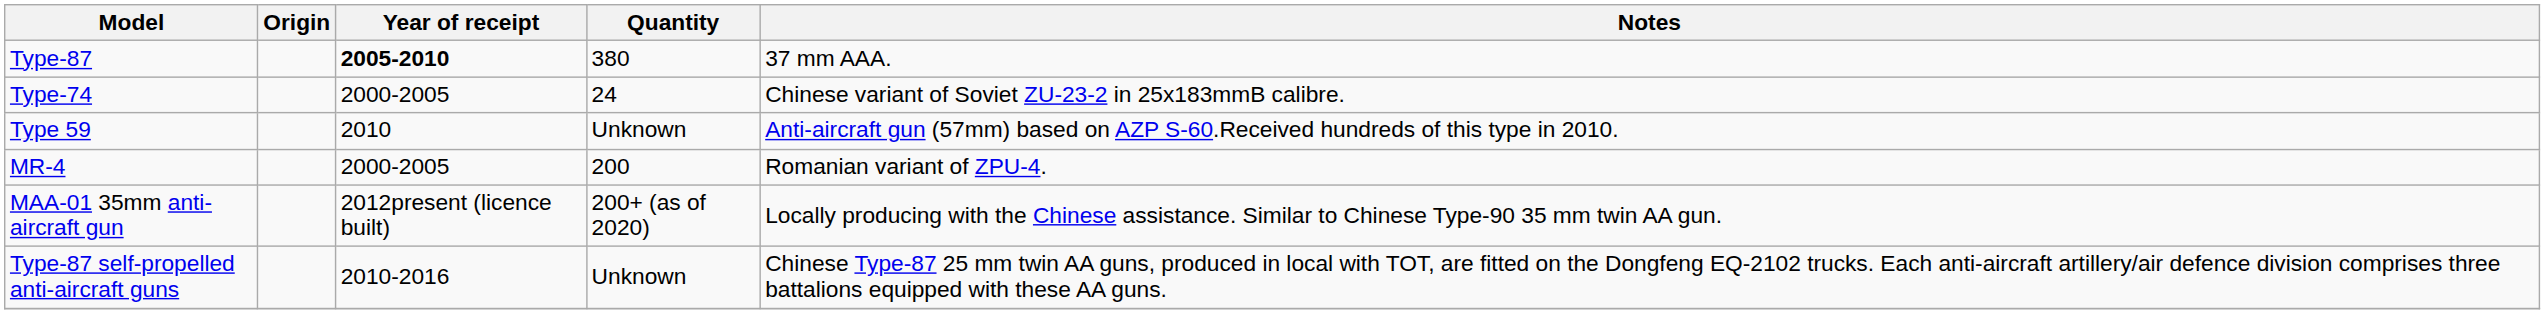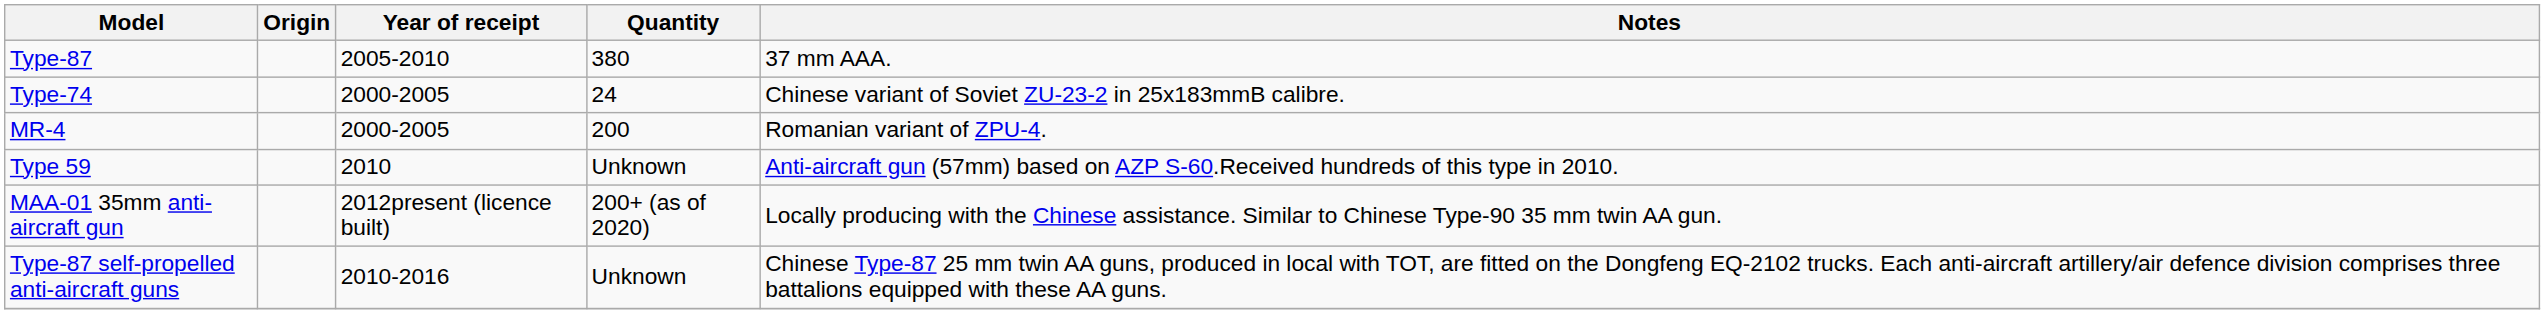(395, 58) bold -> (395, 58) normal
rows swapped: (50, 130) <-> (38, 166)
